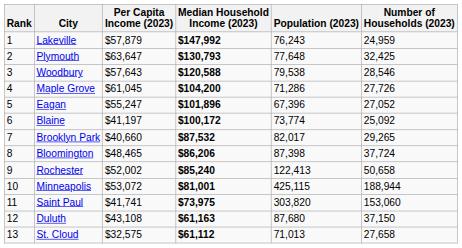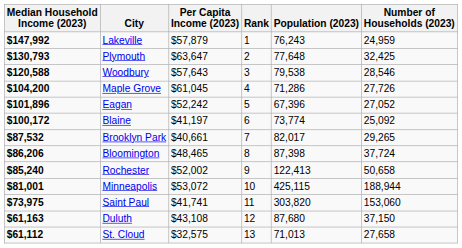columns swapped: (19, 24) <-> (223, 18)
(123, 105) $55,247 -> (189, 105) $52,242
(123, 137) $40,660 -> (189, 137) $40,661
